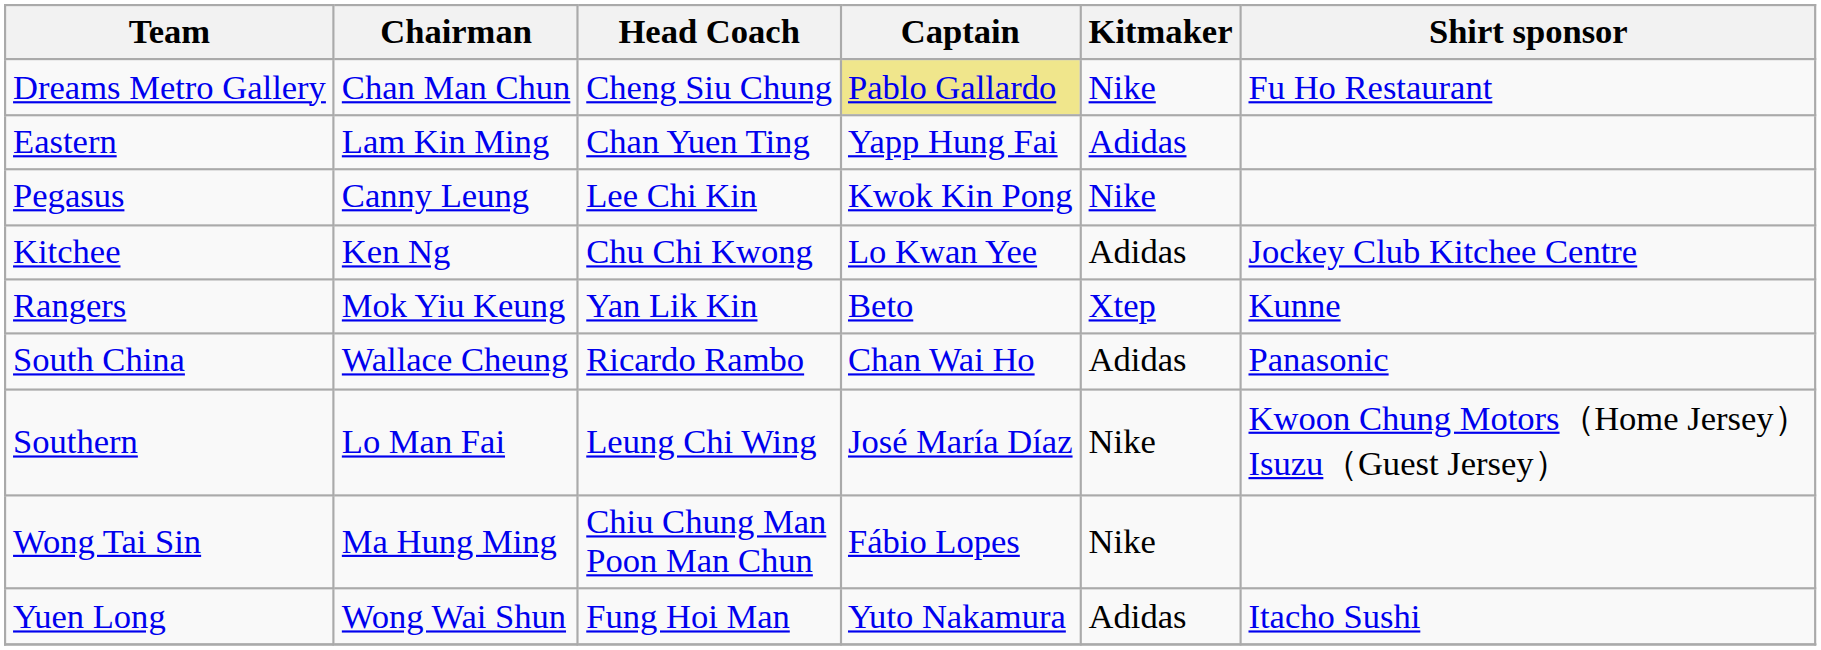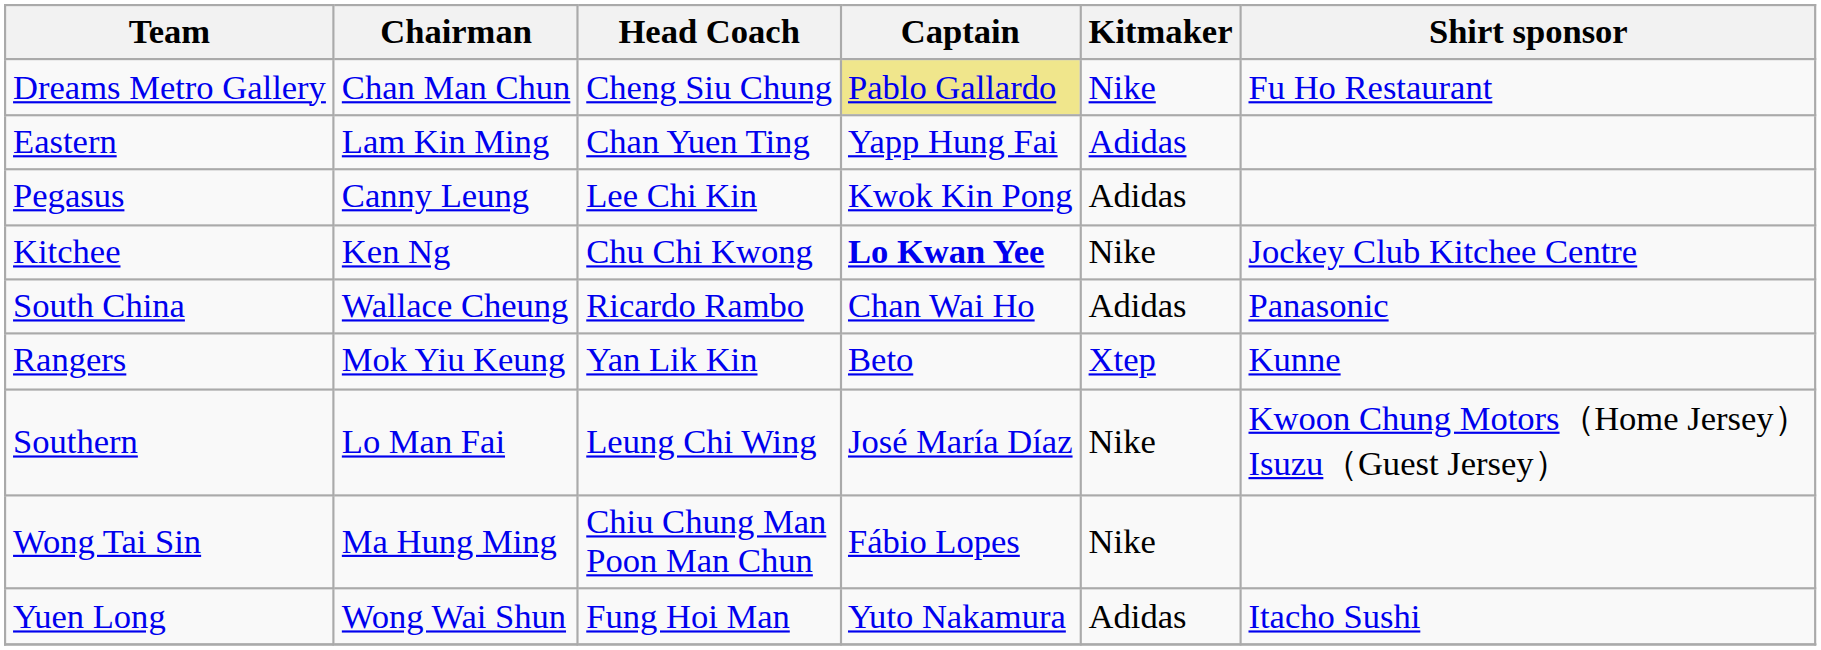(1122, 196) Nike -> (1138, 196) Adidas
(943, 251) normal -> (946, 251) bold
(1138, 251) Adidas -> (1122, 251) Nike
rows swapped: (70, 305) <-> (99, 360)
